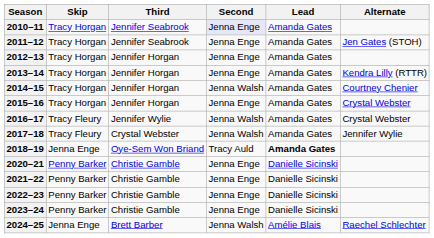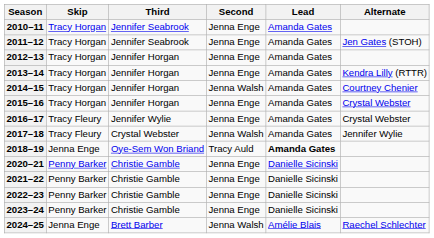(234, 27) lavender background -> (234, 27) no background
(236, 118) Jenna Walsh -> (234, 118) Jenna Enge
